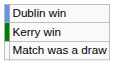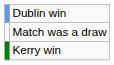rows swapped: (37, 32) <-> (60, 50)
